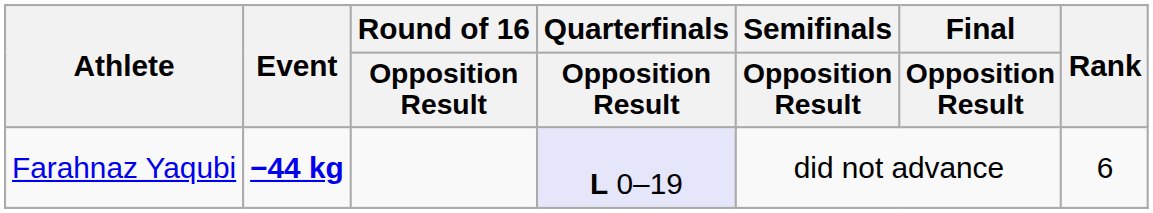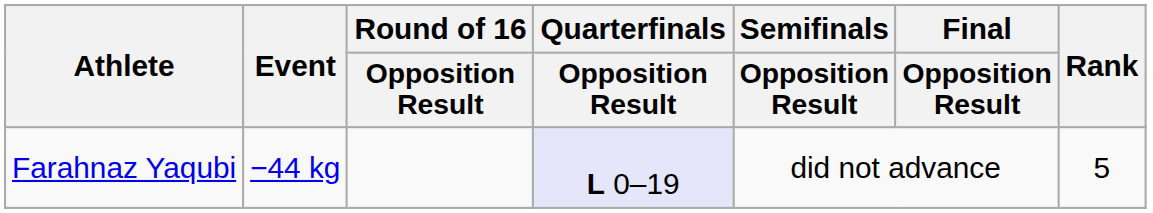(297, 168) bold -> (295, 168) normal
(1105, 168) 6 -> (1102, 168) 5
